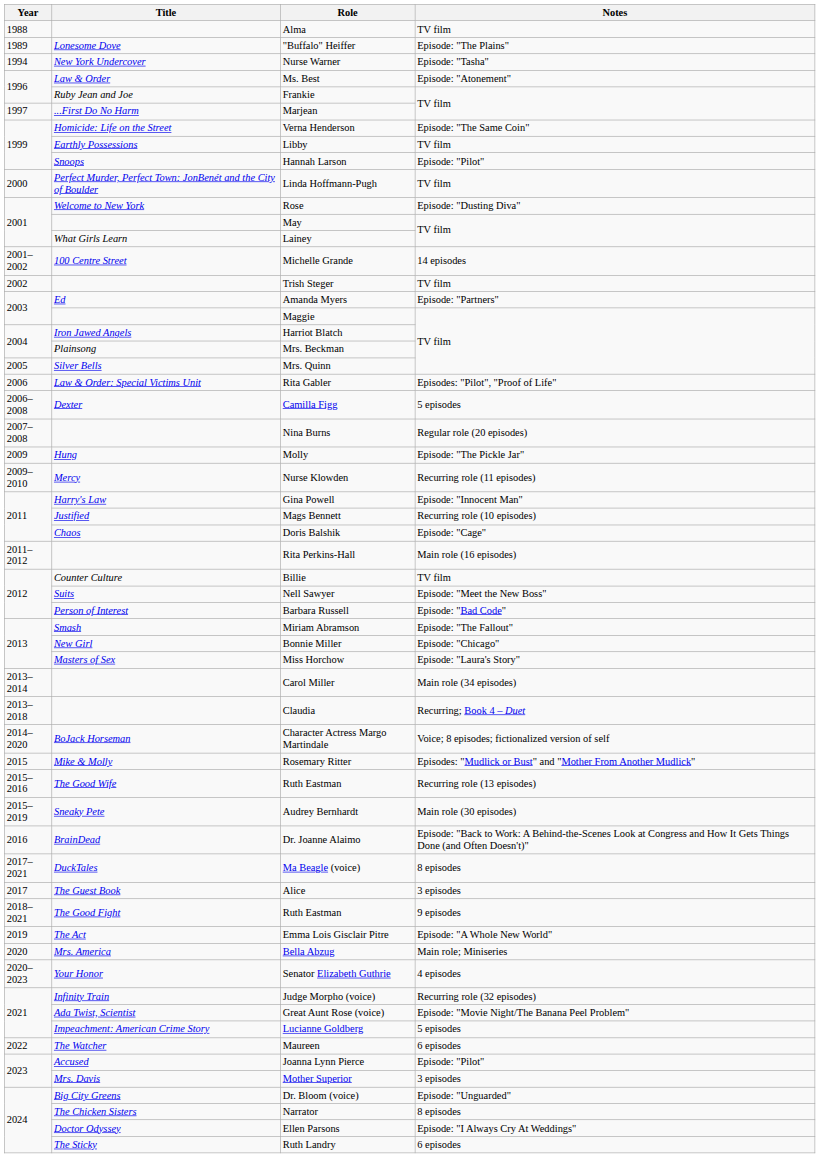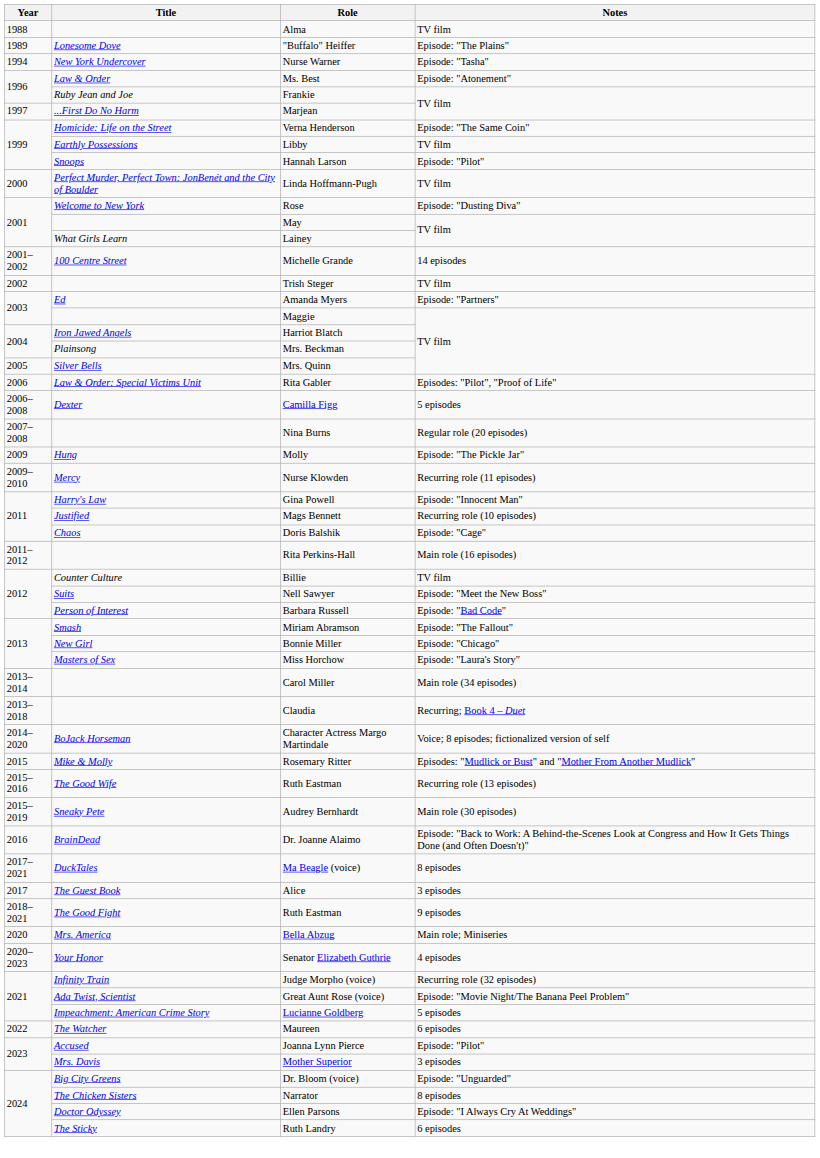- row: (70, 935)
